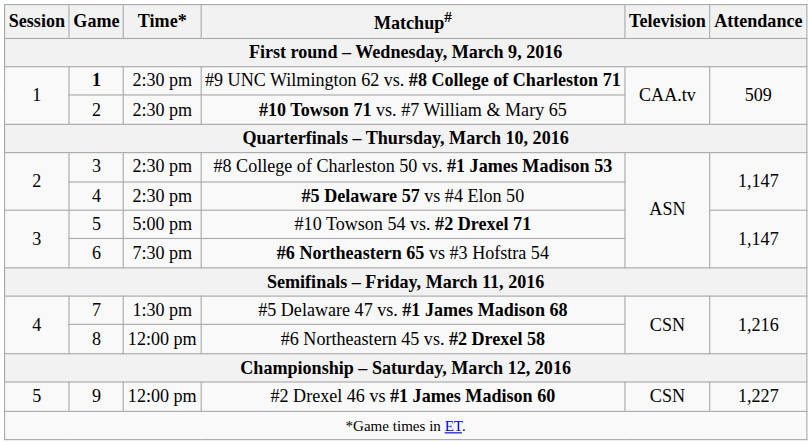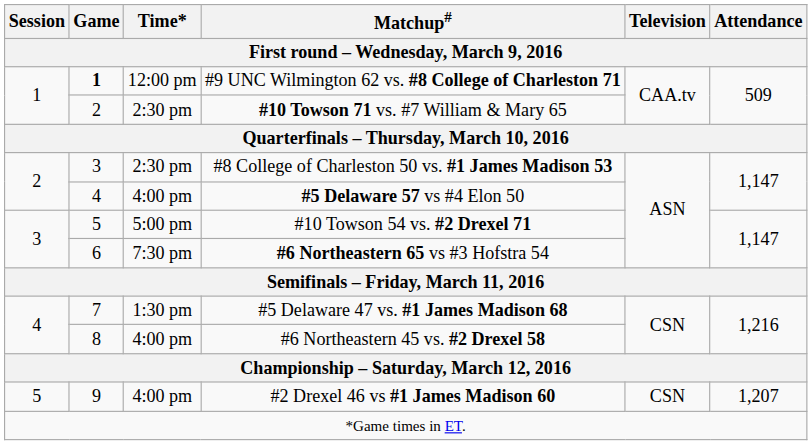(162, 81) 2:30 pm -> (162, 81) 12:00 pm
(162, 195) 2:30 pm -> (162, 195) 4:00 pm
(162, 339) 12:00 pm -> (162, 339) 4:00 pm
(162, 396) 12:00 pm -> (162, 396) 4:00 pm
(758, 396) 1,227 -> (758, 396) 1,207
